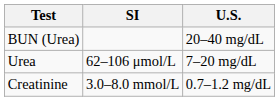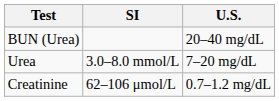(131, 61) 62–106 μmol/L -> (133, 61) 3.0–8.0 mmol/L
(133, 84) 3.0–8.0 mmol/L -> (131, 84) 62–106 μmol/L
